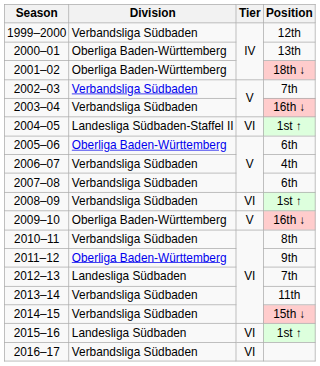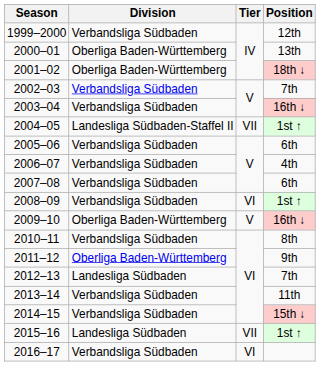(250, 126) VI -> (250, 126) VII
(149, 145) Oberliga Baden-Württemberg -> (135, 145) Verbandsliga Südbaden
(250, 333) VI -> (250, 333) VII
